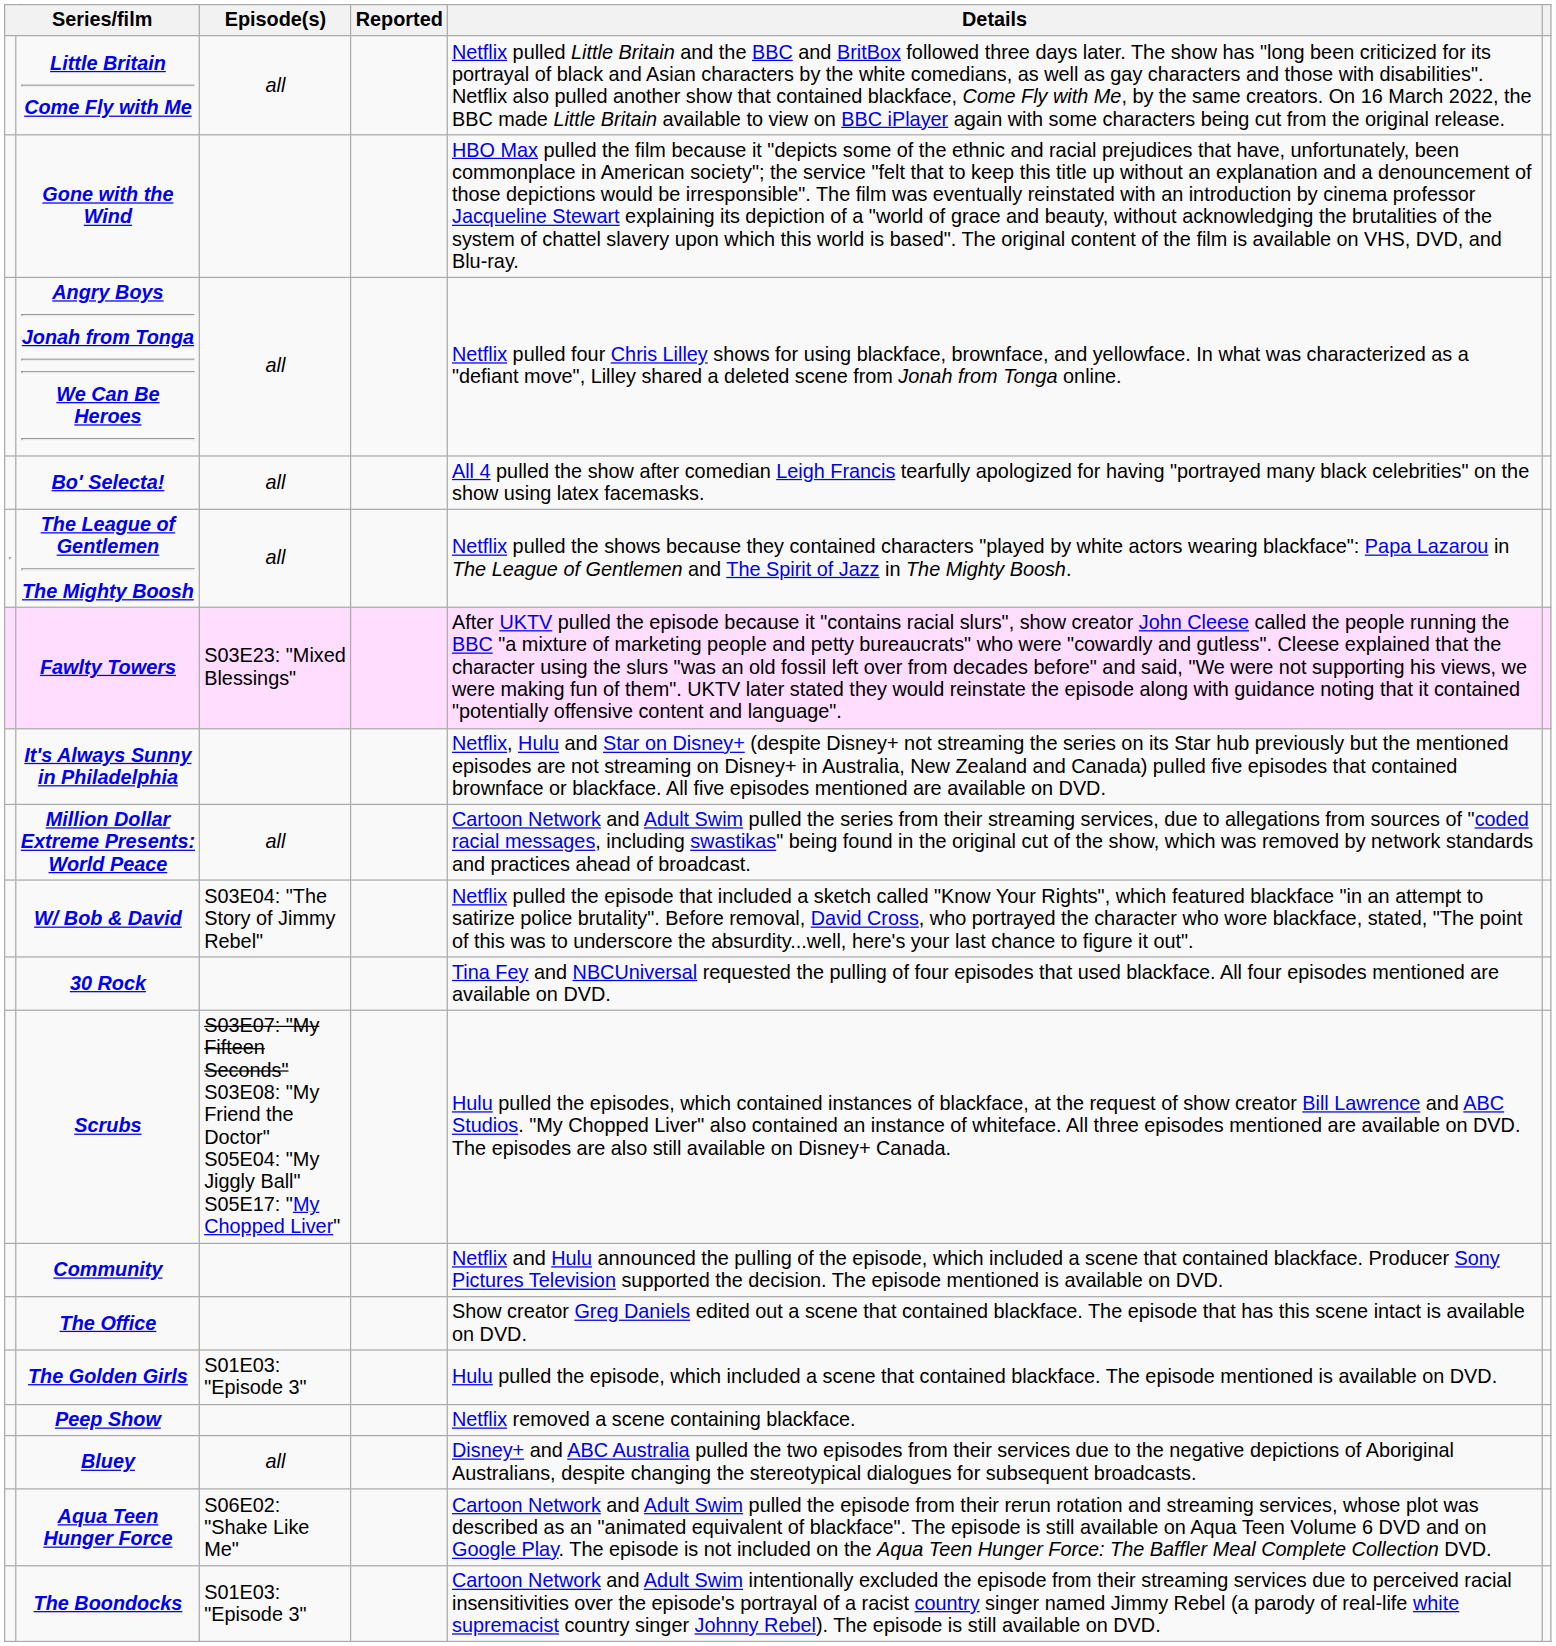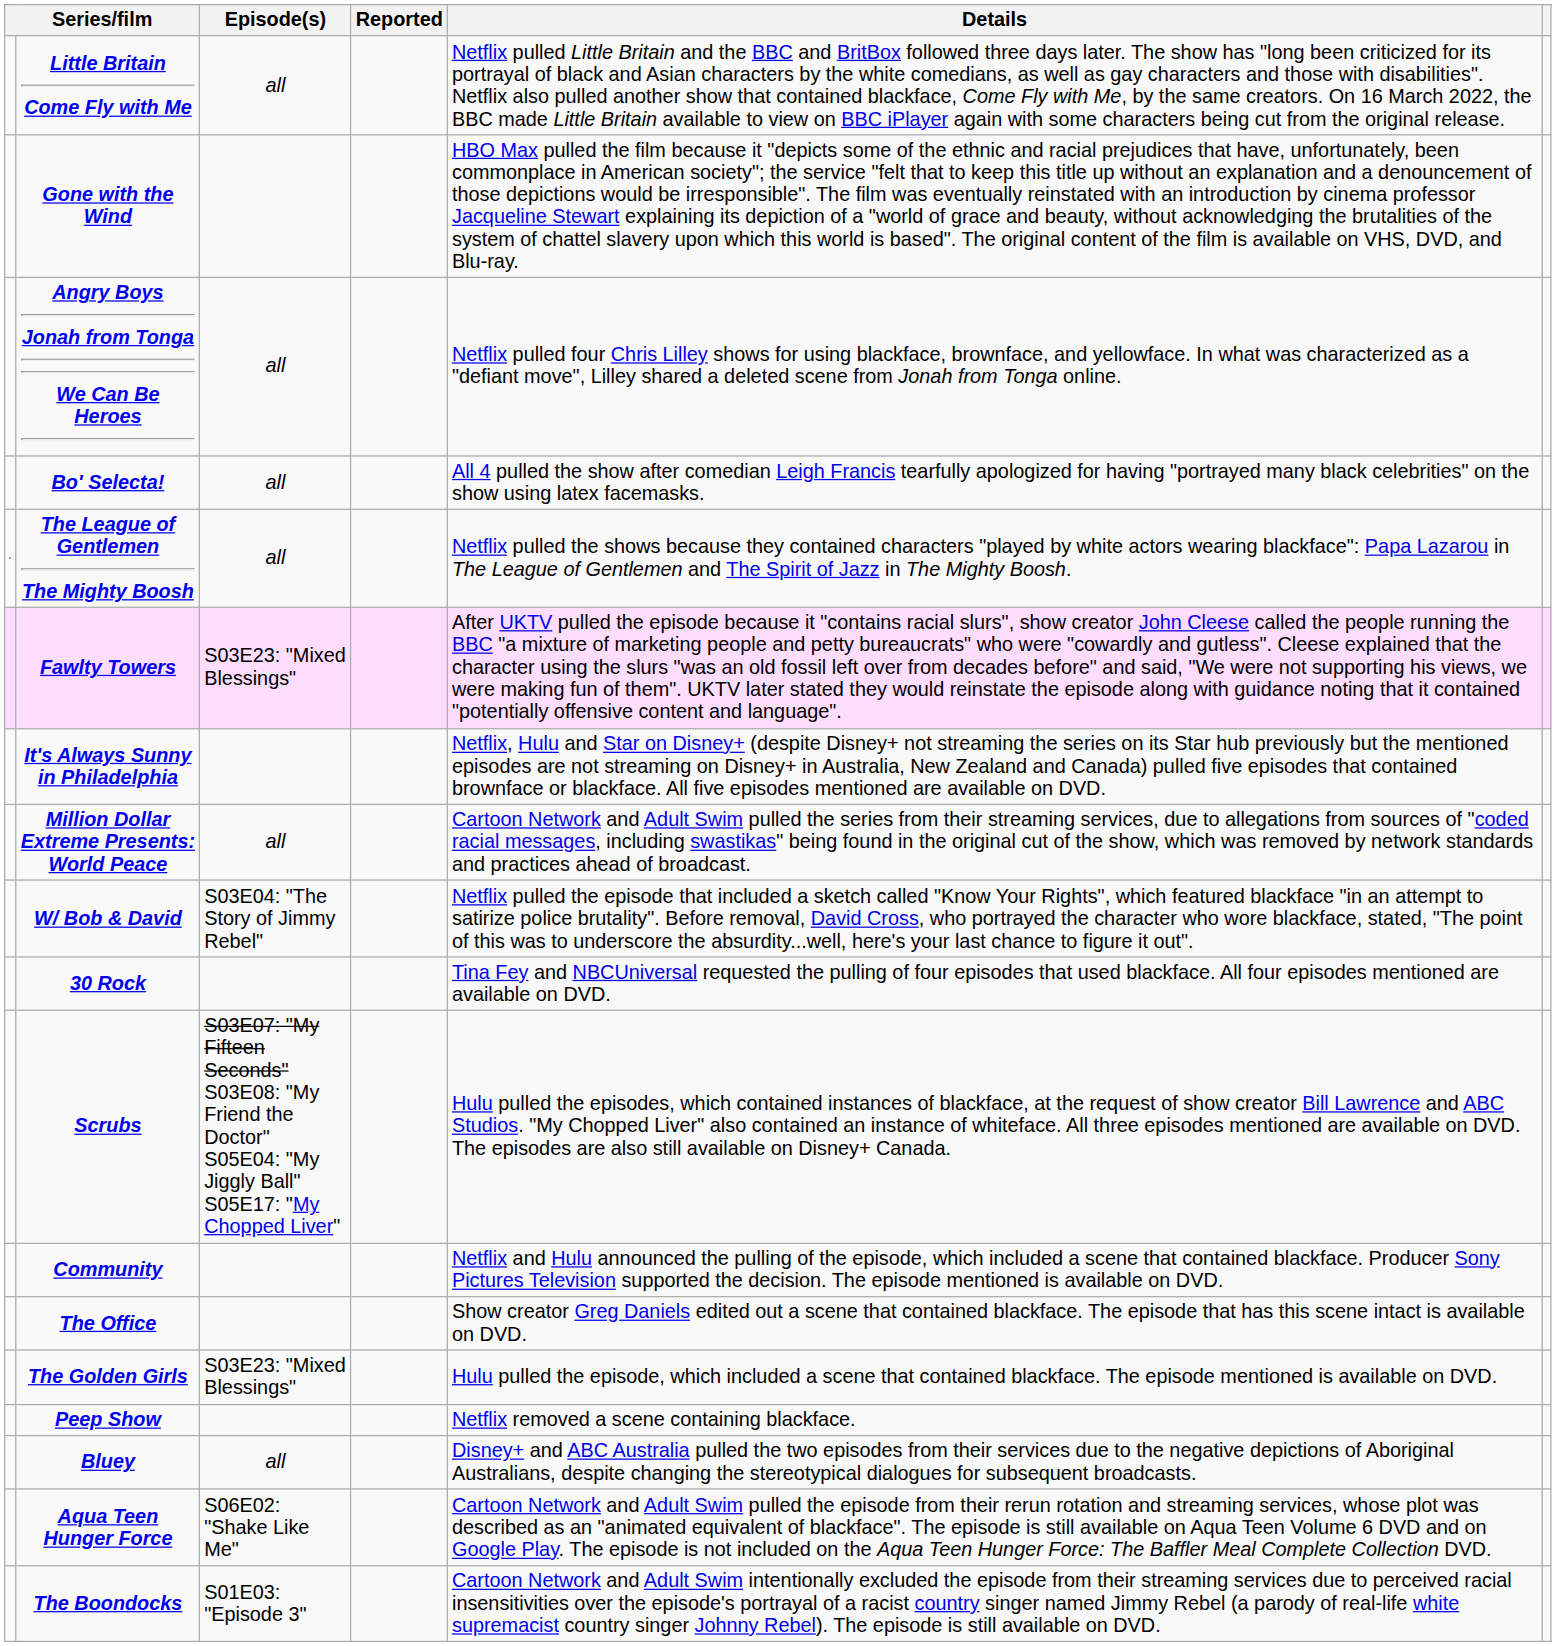(255, 1377) S01E03: "Episode 3" -> (275, 1377) S03E23: "Mixed Blessings"
